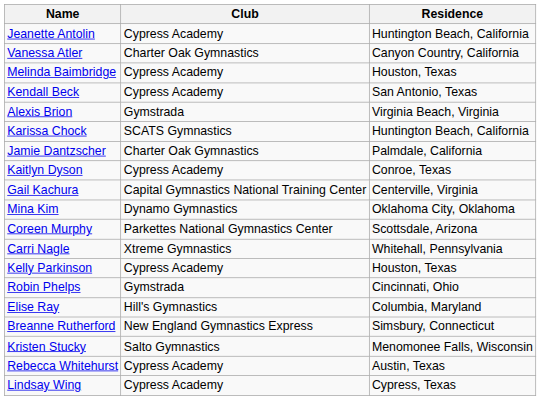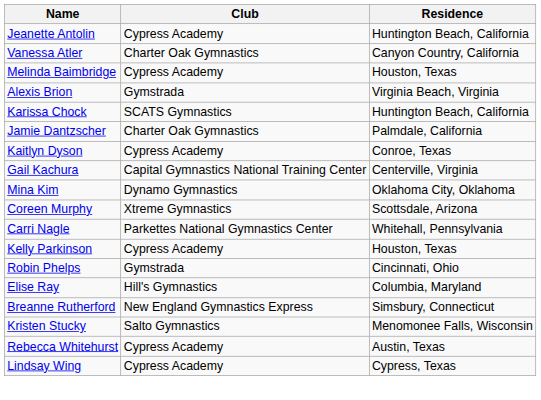- row: (43, 92)
(228, 229) Parkettes National Gymnastics Center -> (178, 209) Xtreme Gymnastics
(178, 248) Xtreme Gymnastics -> (228, 229) Parkettes National Gymnastics Center
